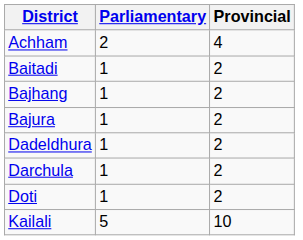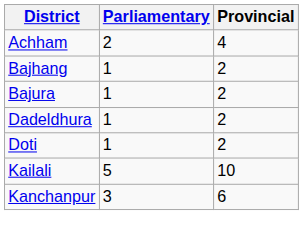- row: (33, 68)
- row: (41, 171)
+ row: (52, 196)
